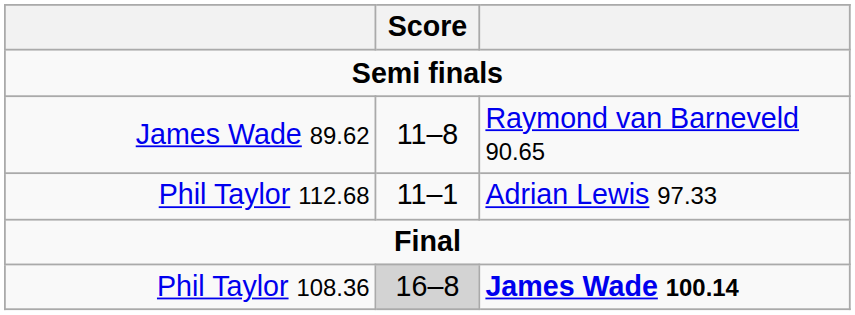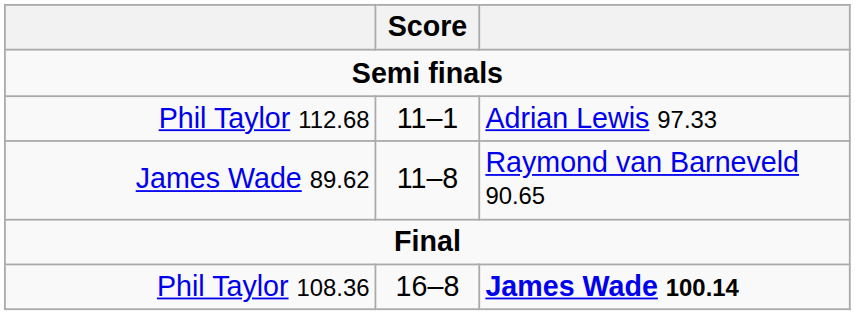rows swapped: (264, 195) <-> (253, 134)
(427, 286) lightgrey background -> (427, 286) no background
